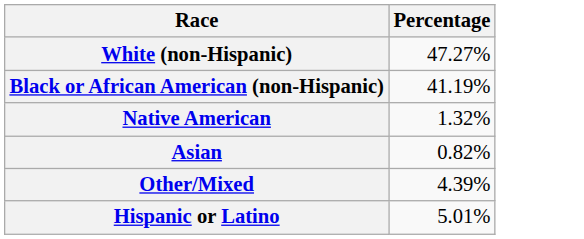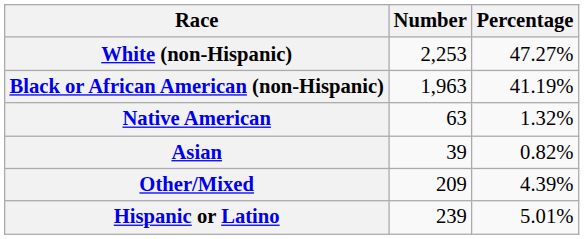+ column: (430, 20)
